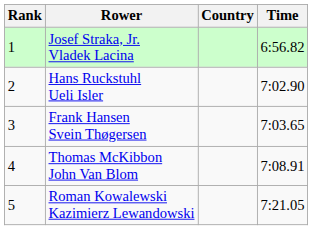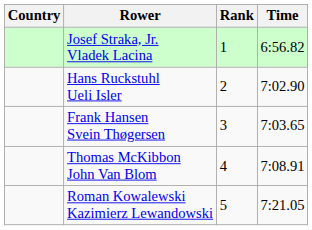columns swapped: (25, 16) <-> (227, 16)
